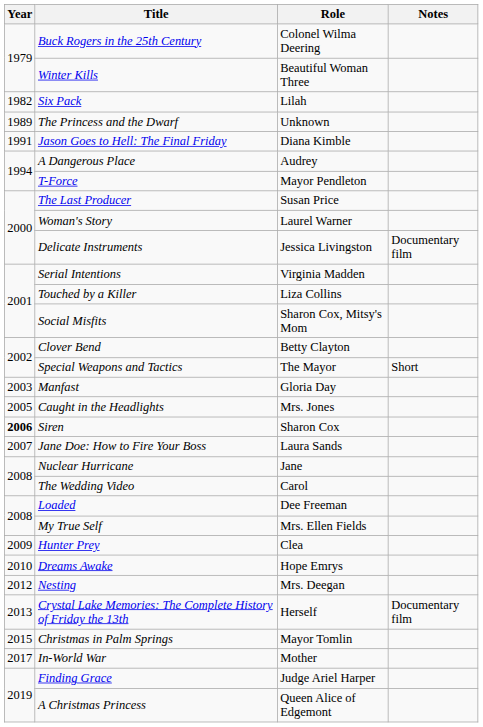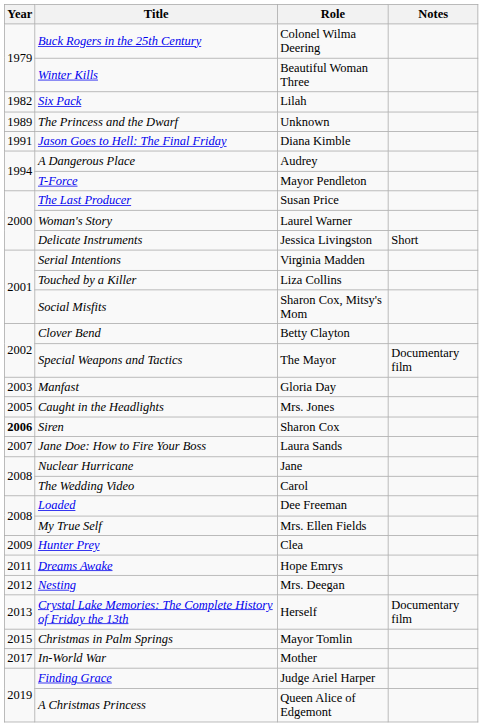(425, 247) Documentary film -> (405, 240) Short
(405, 367) Short -> (425, 360) Documentary film
(20, 565) 2010 -> (20, 565) 2011
